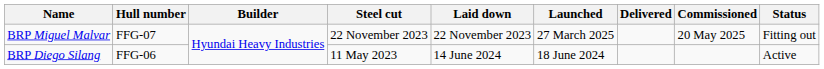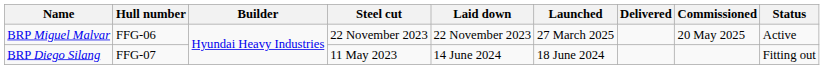(136, 34) FFG-07 -> (136, 34) FFG-06
(789, 34) Fitting out -> (780, 34) Active
(136, 54) FFG-06 -> (136, 54) FFG-07
(780, 54) Active -> (789, 54) Fitting out
